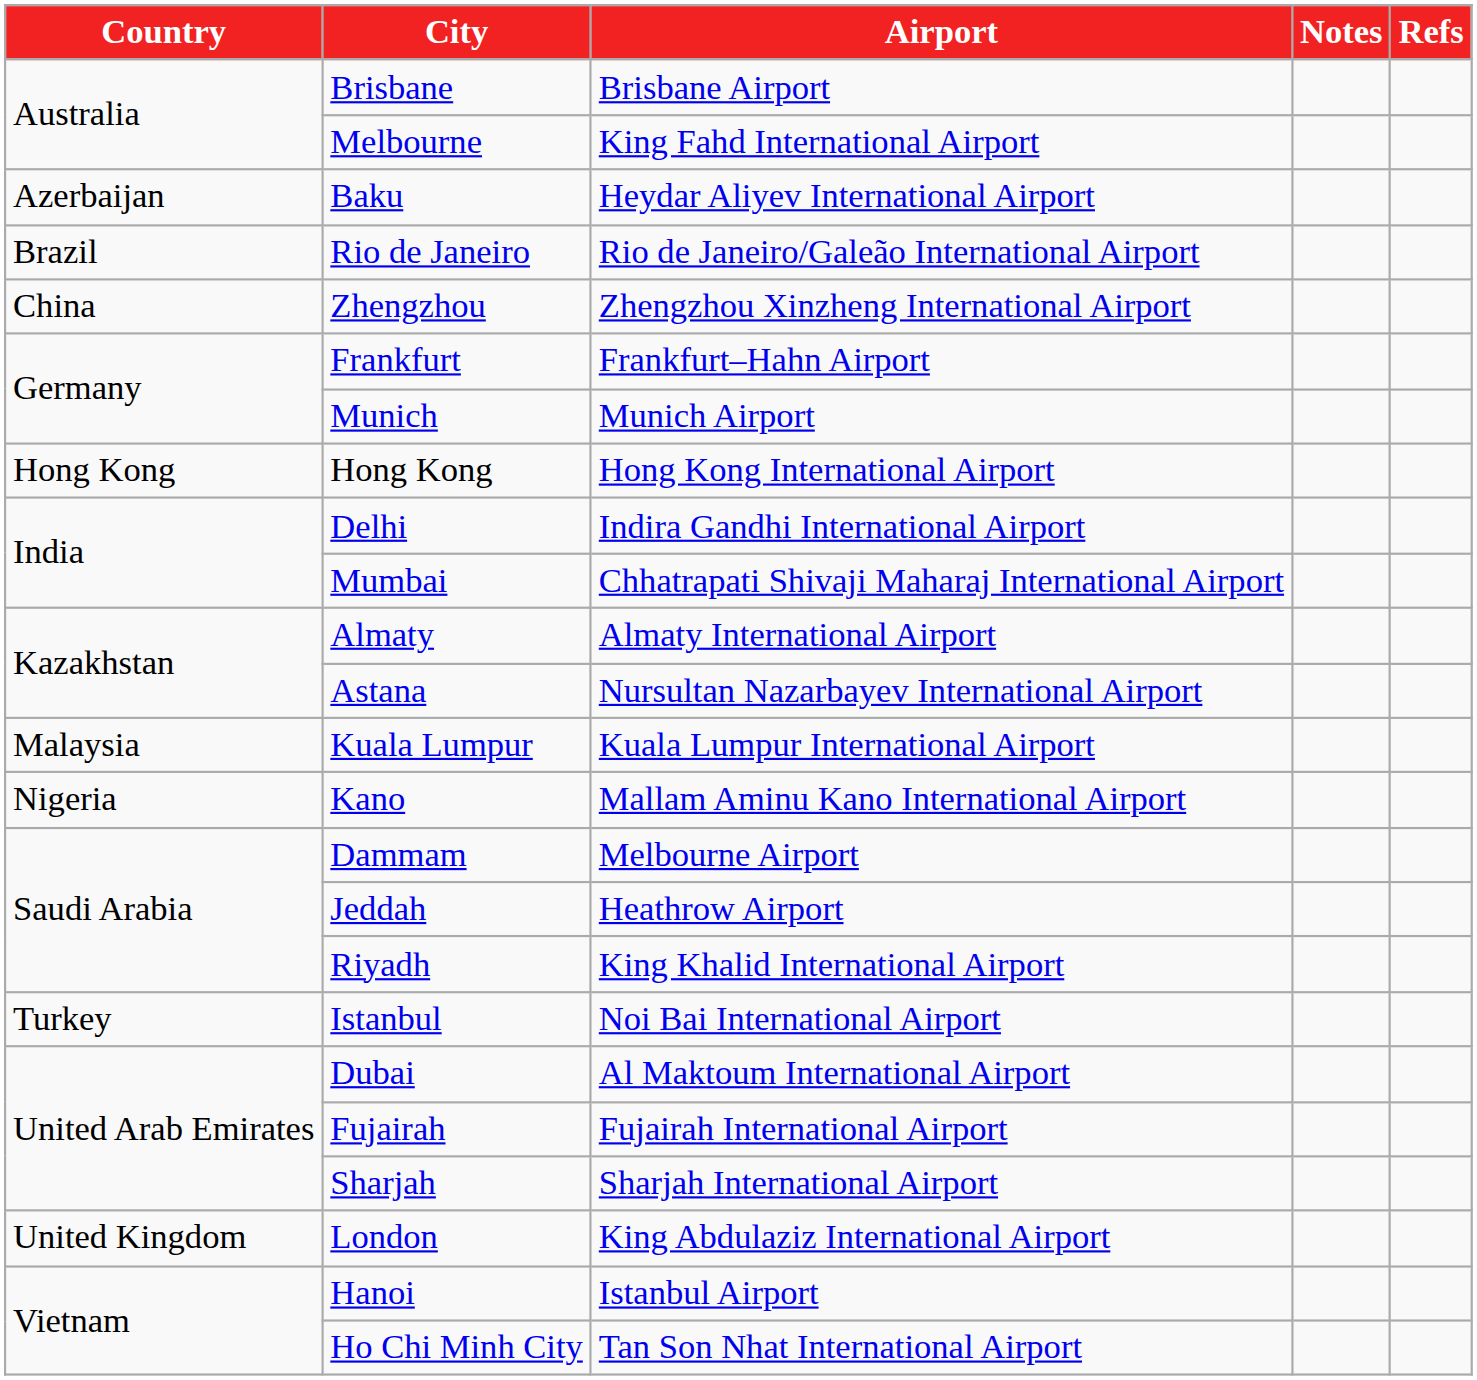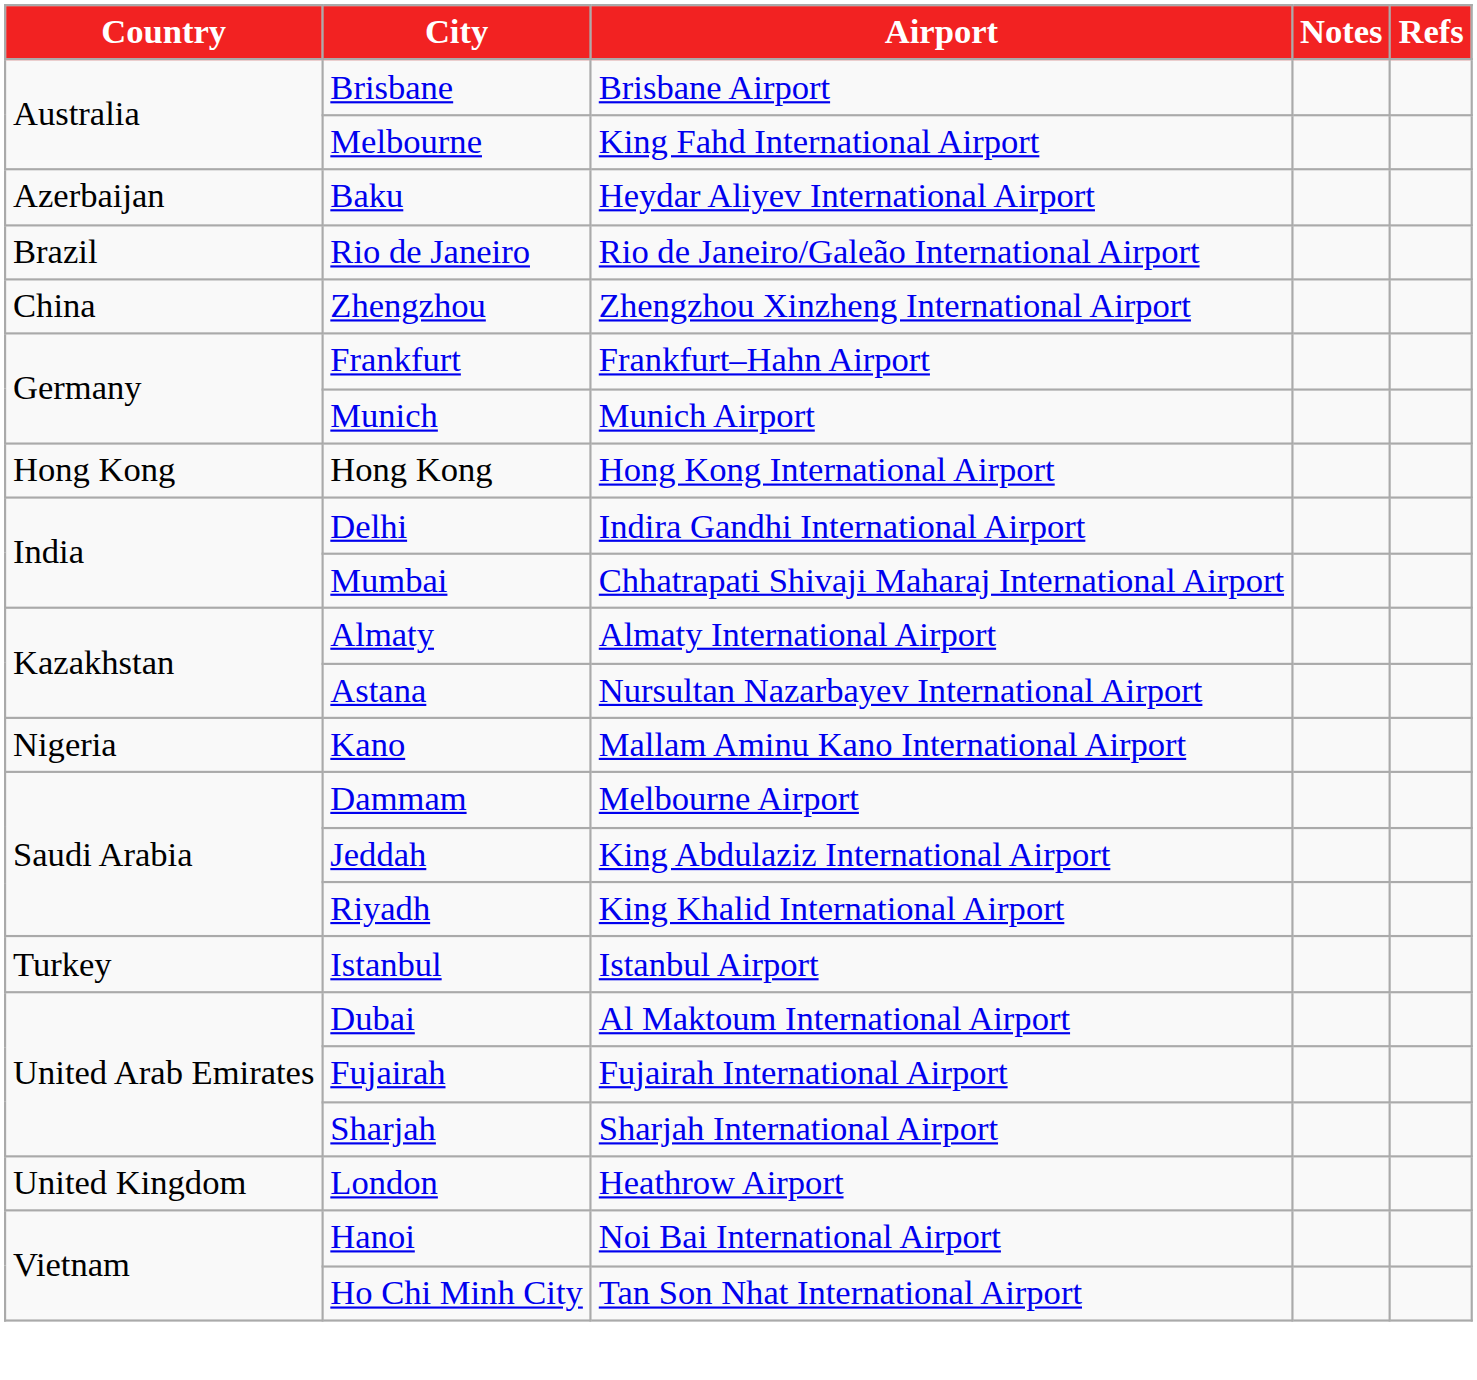- row: (432, 744)
(721, 908) Heathrow Airport -> (855, 854) King Abdulaziz International Airport
(800, 1018) Noi Bai International Airport -> (709, 963) Istanbul Airport
(855, 1237) King Abdulaziz International Airport -> (721, 1182) Heathrow Airport
(709, 1292) Istanbul Airport -> (800, 1237) Noi Bai International Airport
